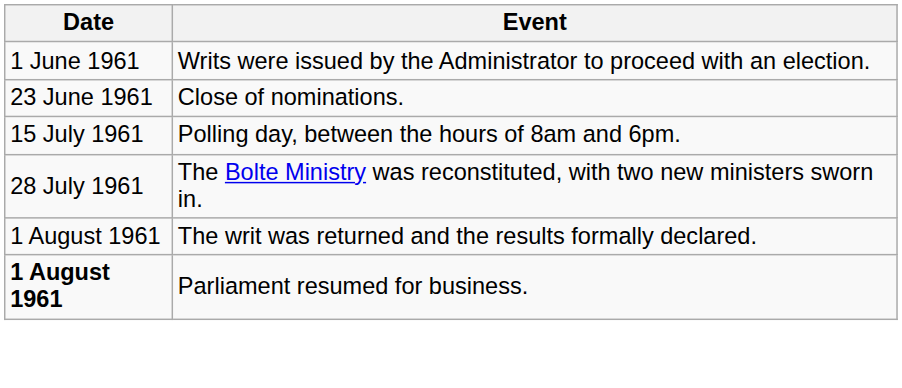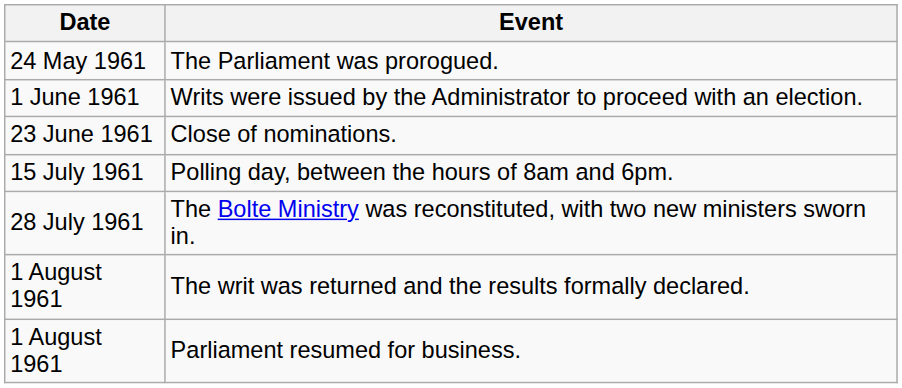+ row: (335, 60)
(60, 286) bold -> (56, 350) normal
